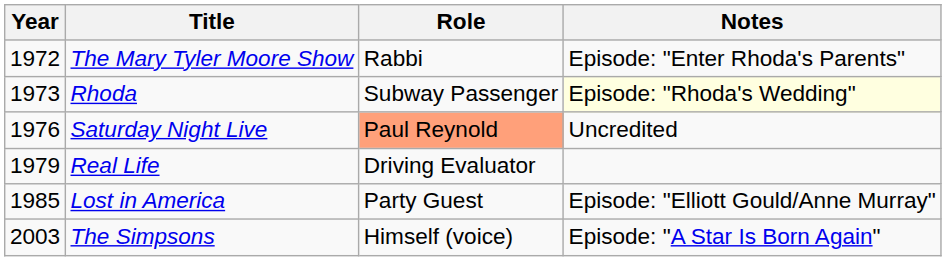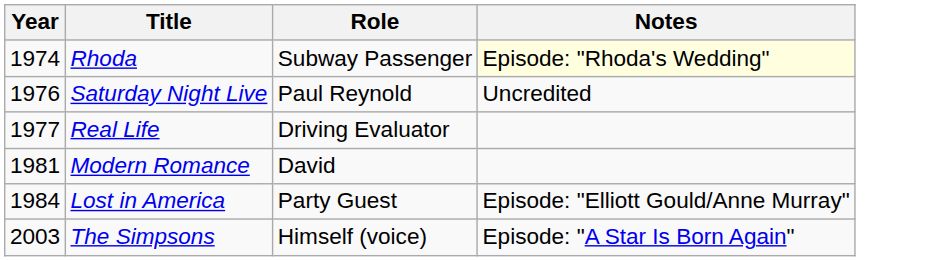- row: (212, 58)
(35, 93) 1973 -> (35, 58) 1974
(431, 129) lightsalmon background -> (345, 93) no background
(35, 165) 1979 -> (35, 129) 1977
+ row: (160, 165)
(35, 201) 1985 -> (35, 201) 1984
